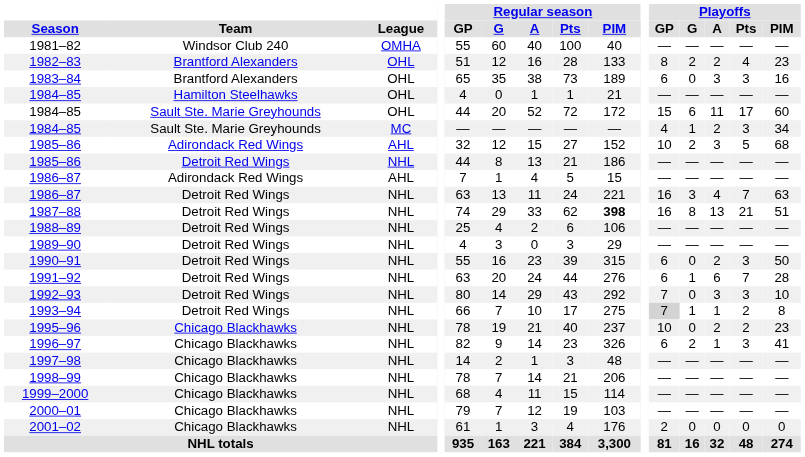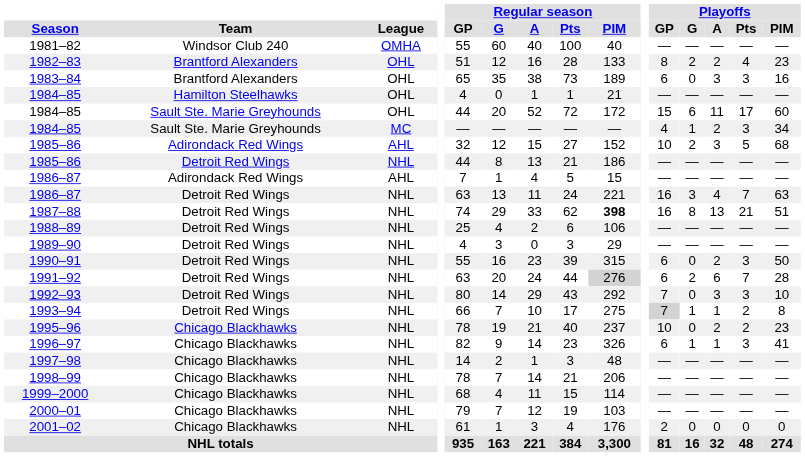(614, 277) no background -> (614, 277) lightgrey background
(692, 277) 1 -> (692, 277) 2
(692, 344) 2 -> (692, 344) 1
